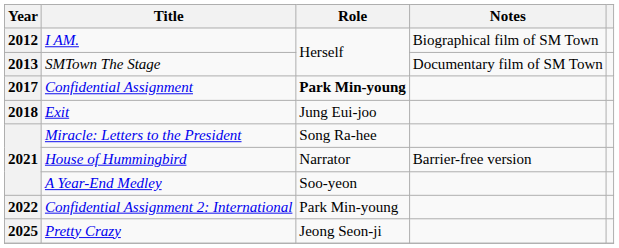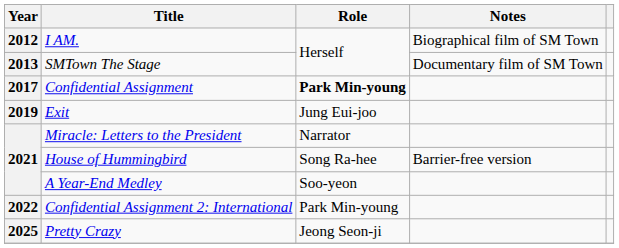(23, 111) 2018 -> (23, 111) 2019
(338, 135) Song Ra-hee -> (325, 135) Narrator
(325, 159) Narrator -> (338, 159) Song Ra-hee
